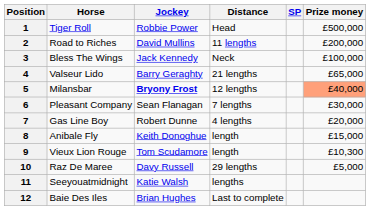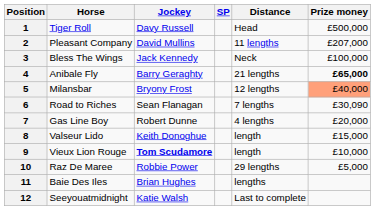columns swapped: (295, 12) <-> (248, 12)
(167, 27) Robbie Power -> (165, 27) Davy Russell
(83, 43) Road to Riches -> (91, 43) Pleasant Company
(343, 43) £200,000 -> (348, 43) £207,000
(76, 74) Valseur Lido -> (74, 74) Anibale Fly
(346, 74) normal -> (350, 74) bold
(167, 89) bold -> (164, 89) normal
(91, 105) Pleasant Company -> (83, 105) Road to Riches
(346, 105) £30,000 -> (350, 105) £30,090
(74, 136) Anibale Fly -> (76, 136) Valseur Lido
(172, 151) normal -> (174, 151) bold
(346, 151) £10,300 -> (350, 151) £10,000
(165, 167) Davy Russell -> (167, 167) Robbie Power
(89, 182) Seeyouatmidnight -> (78, 182) Baie Des Iles
(162, 182) Katie Walsh -> (166, 182) Brian Hughes
(78, 197) Baie Des Iles -> (89, 197) Seeyouatmidnight
(166, 197) Brian Hughes -> (162, 197) Katie Walsh
